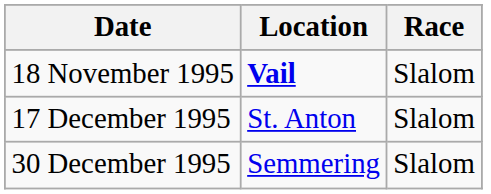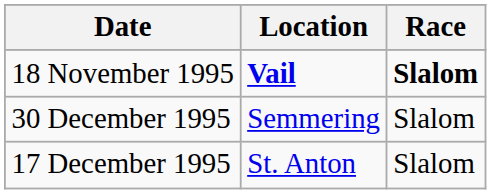(434, 73) normal -> (436, 73) bold
rows swapped: (121, 118) <-> (121, 164)
